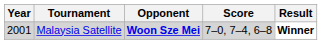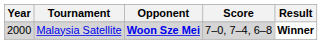(19, 31) 2001 -> (19, 31) 2000
